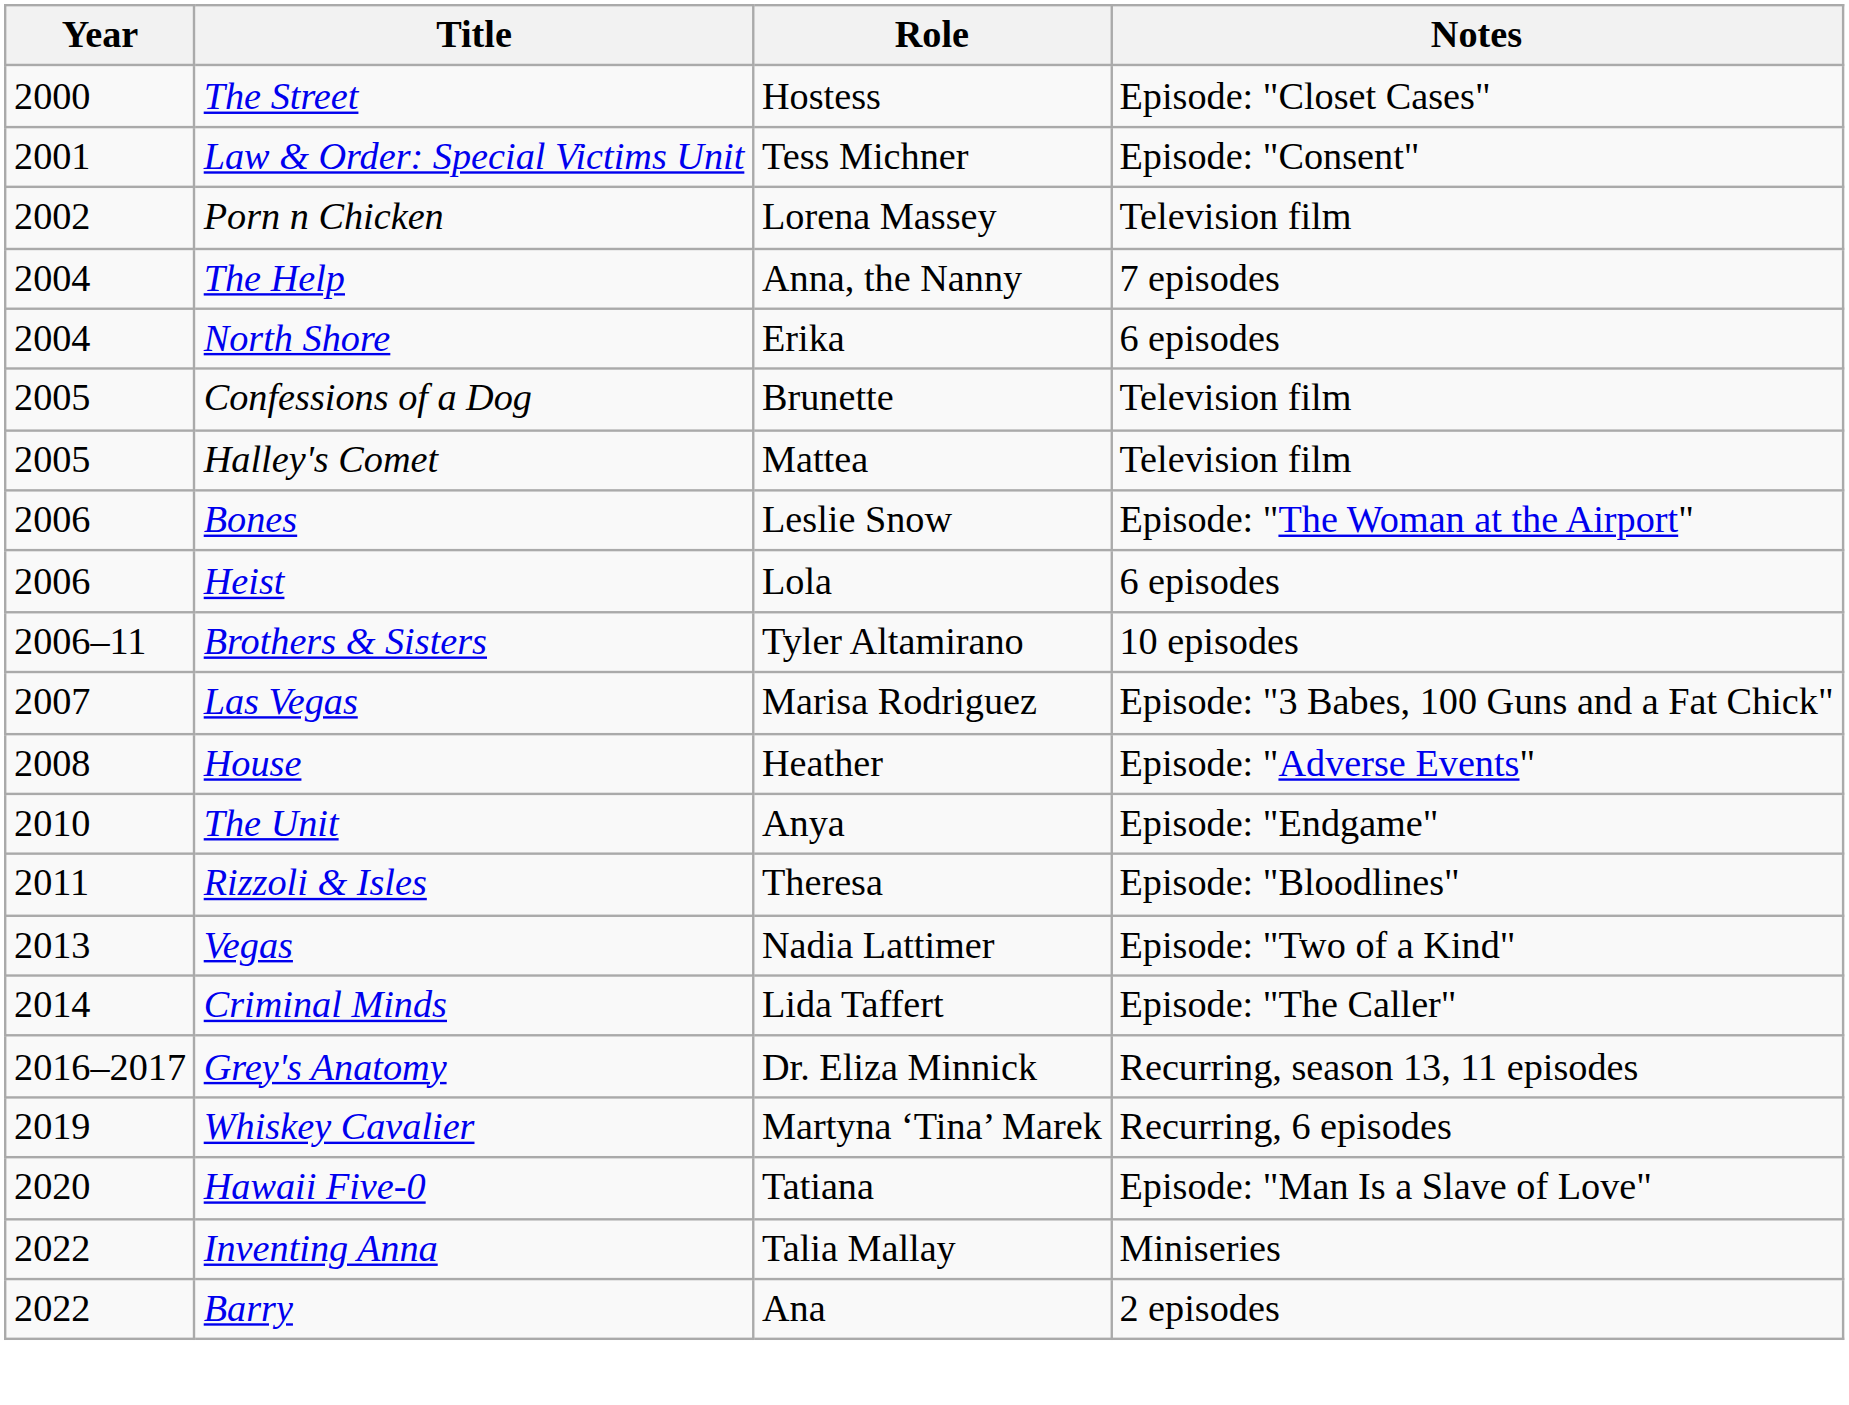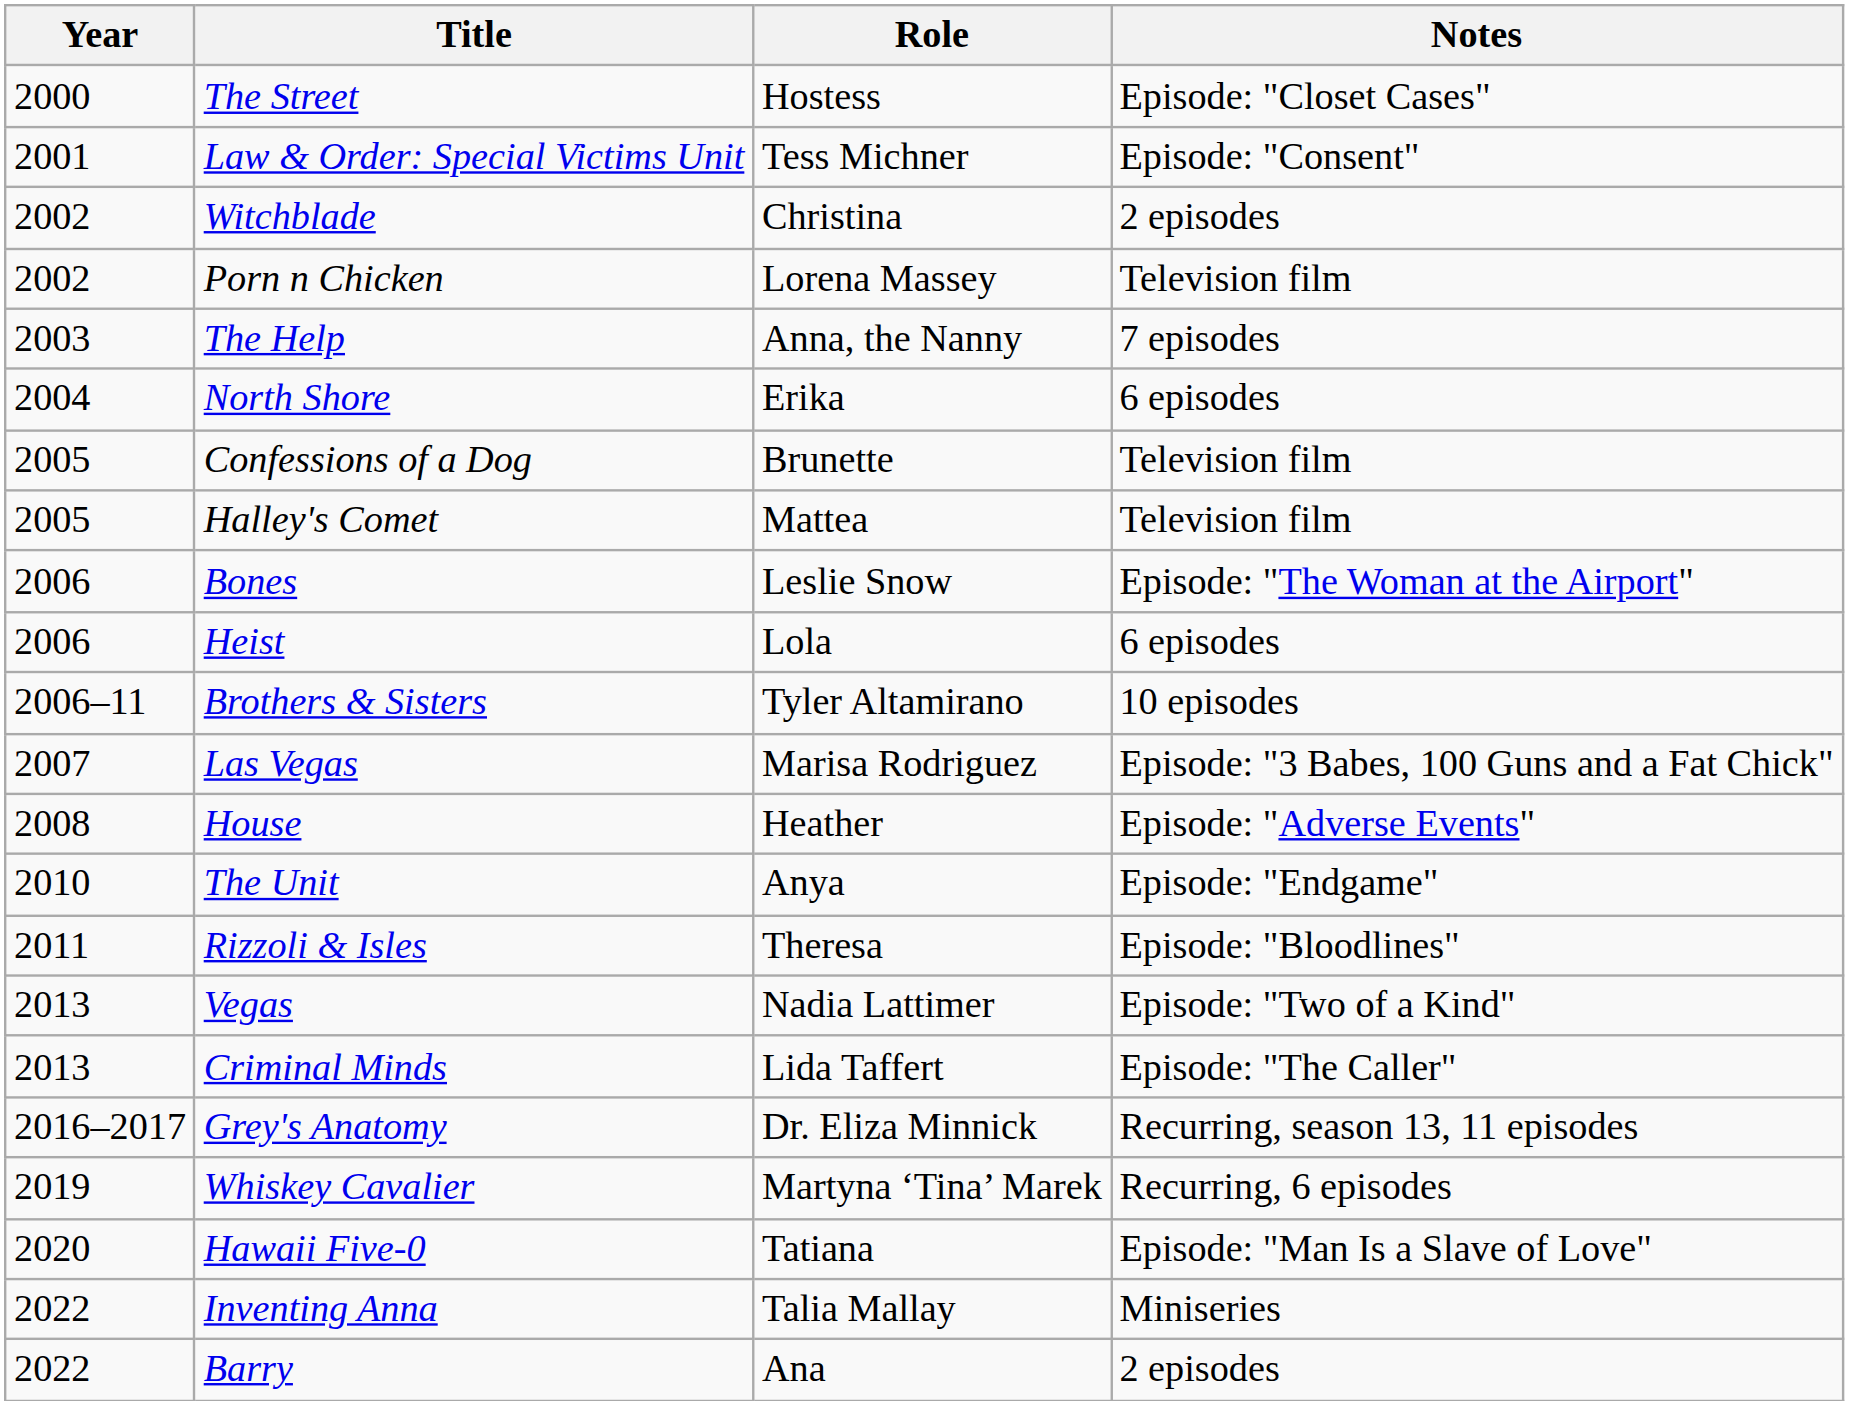+ row: (290, 216)
(52, 277) 2004 -> (52, 338) 2003
(52, 1005) 2014 -> (52, 1065) 2013
